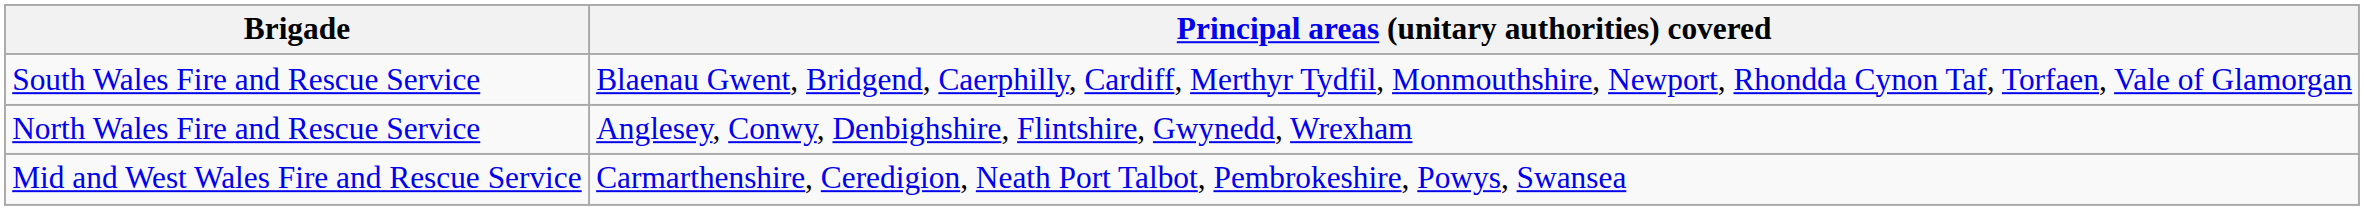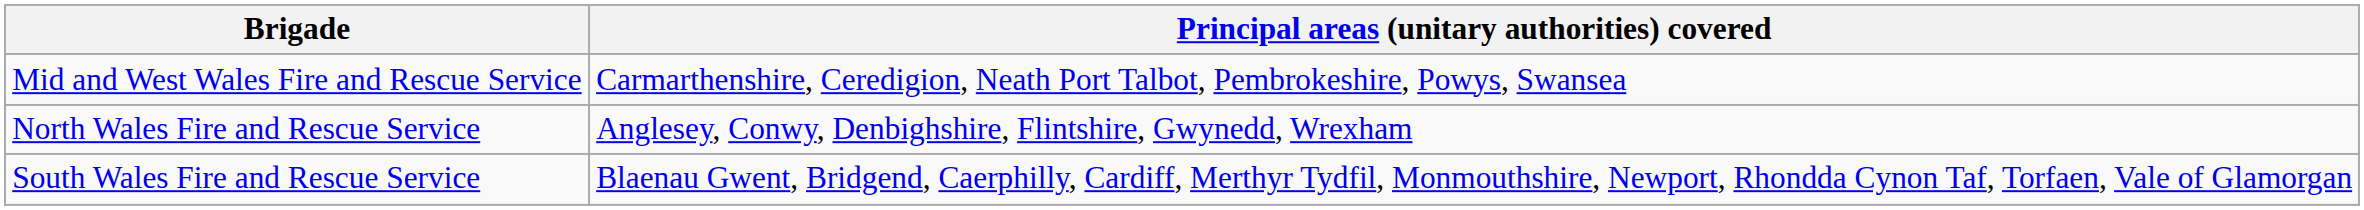rows swapped: (297, 178) <-> (246, 79)
